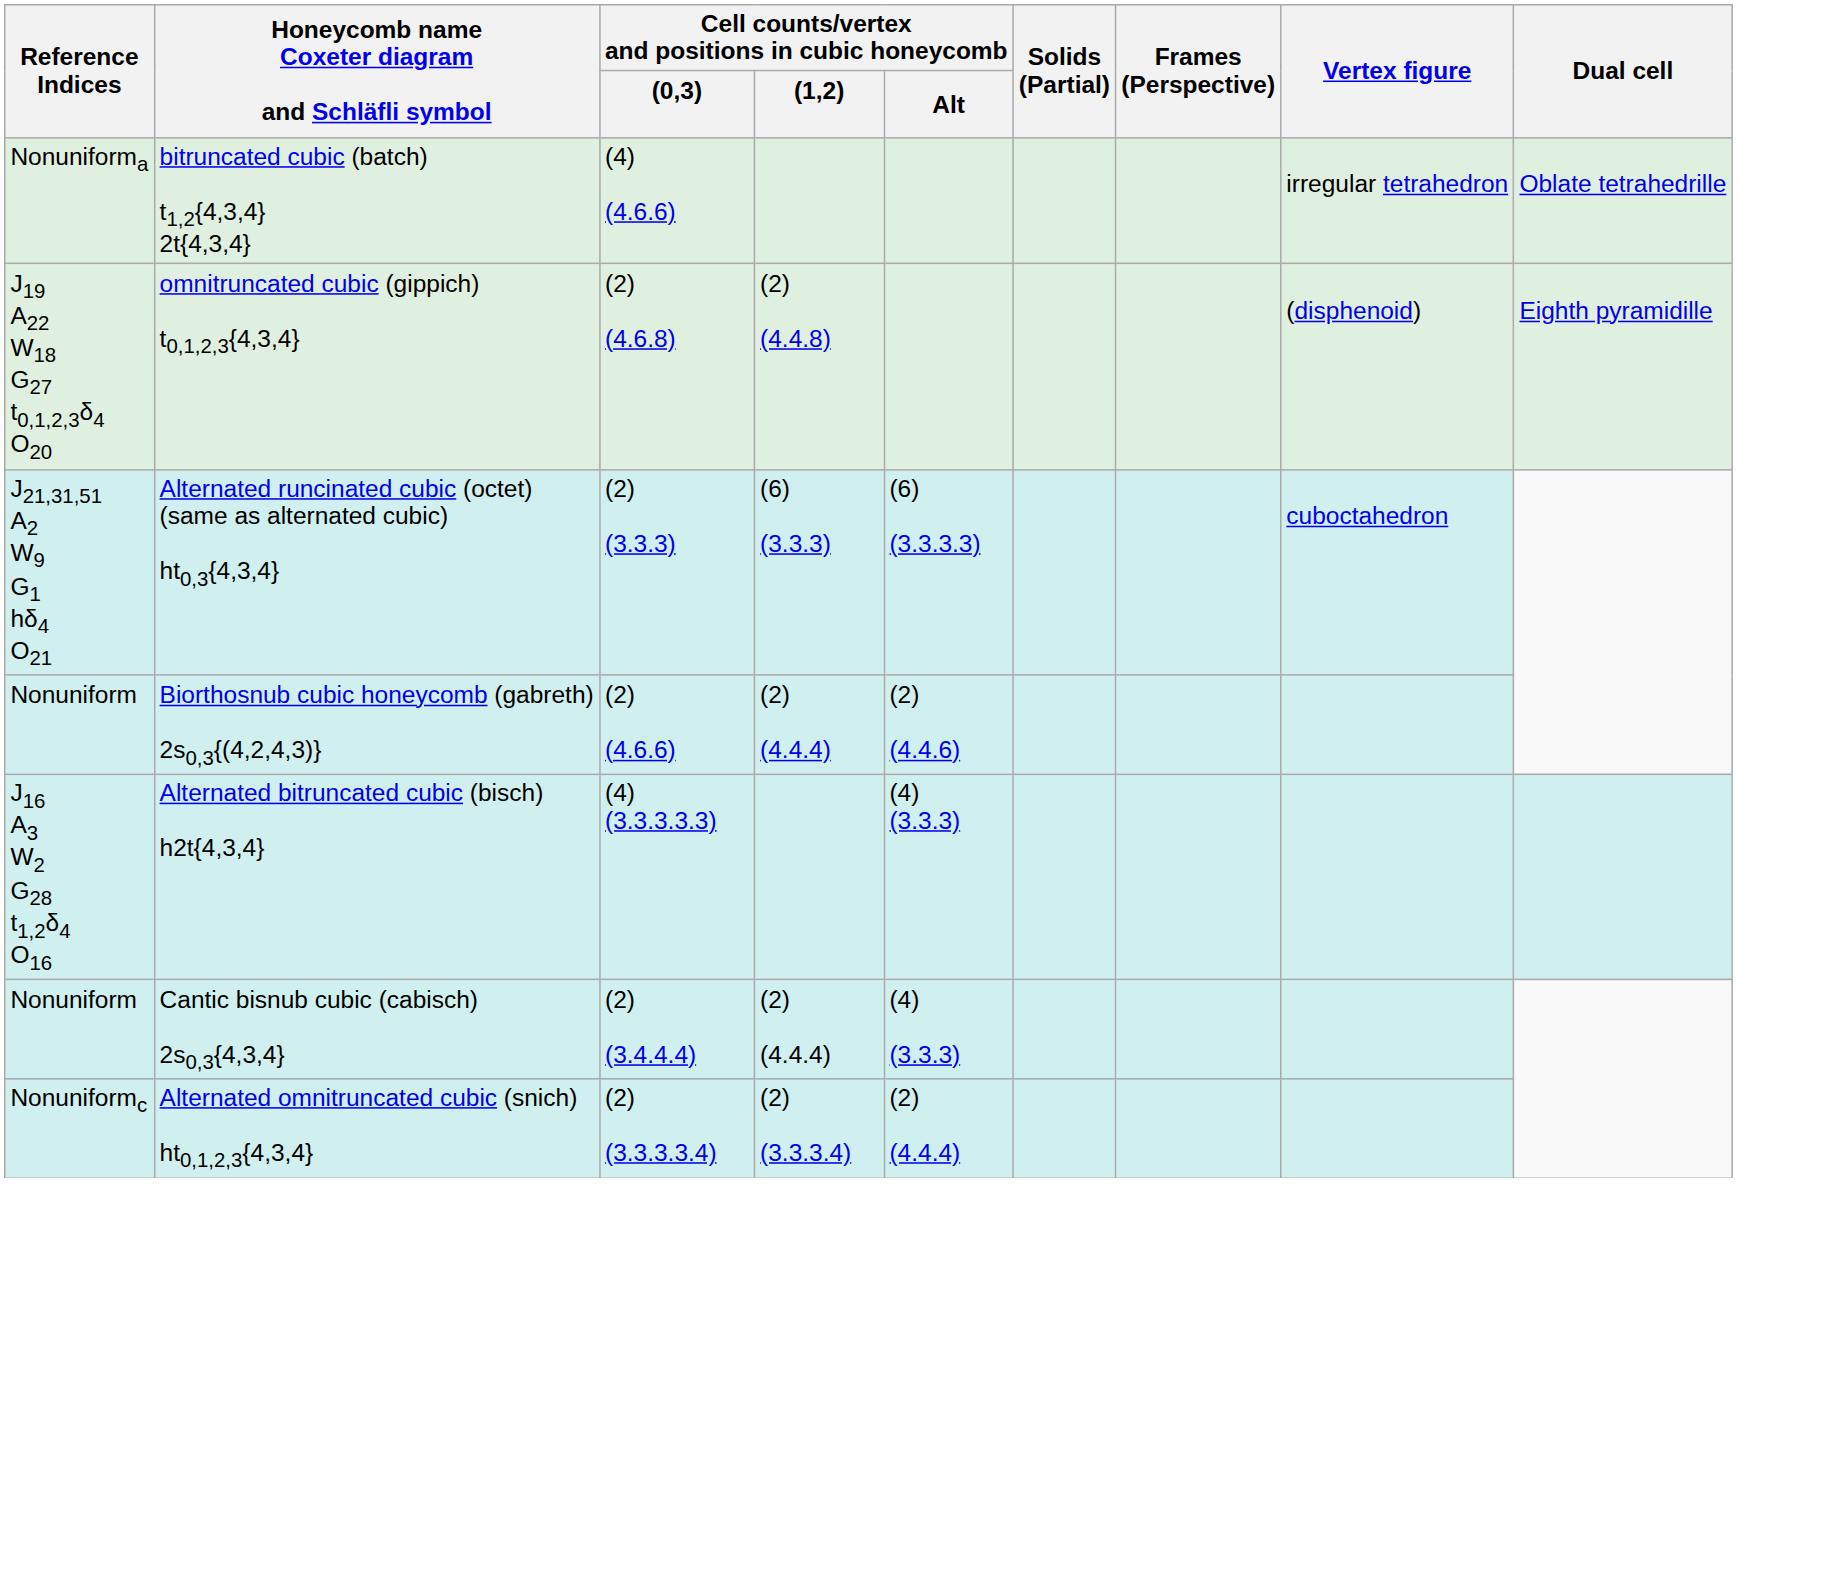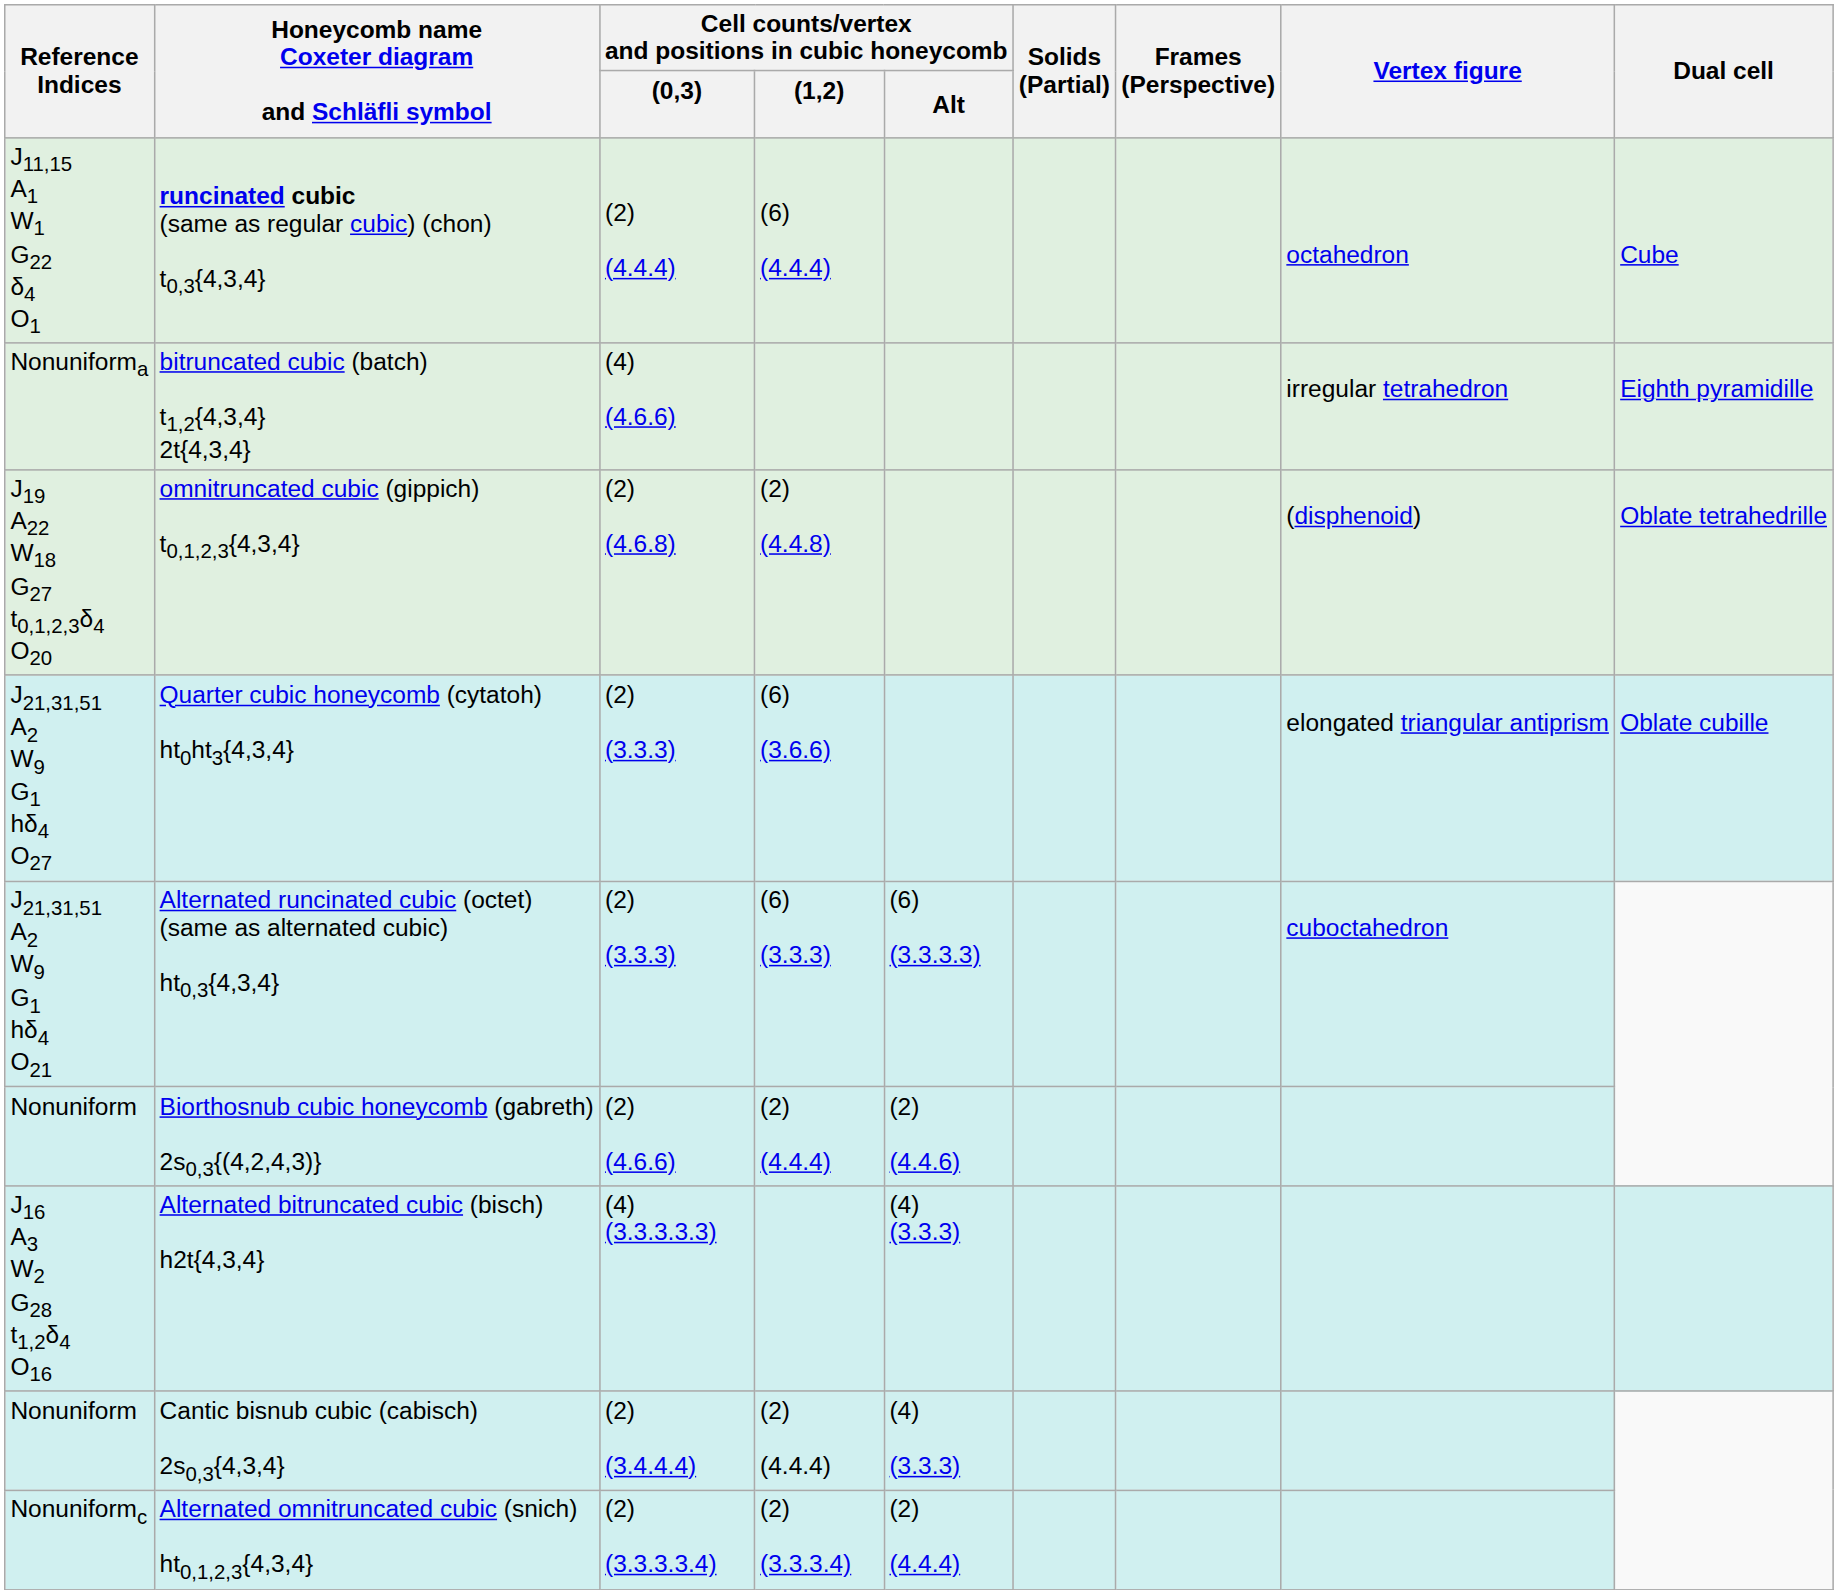+ row: (326, 240)
(1623, 184) Oblate tetrahedrille -> (1717, 389) Eighth pyramidille
(1616, 310) Eighth pyramidille -> (1724, 516) Oblate tetrahedrille
+ row: (351, 725)
